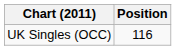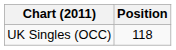(142, 34) 116 -> (142, 34) 118
